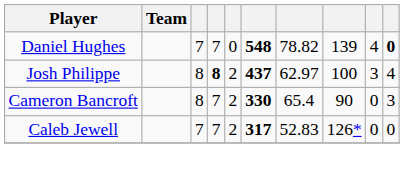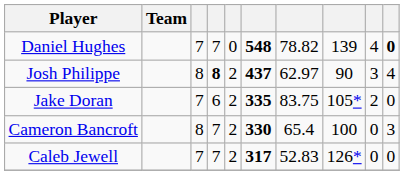(344, 73) 100 -> (344, 73) 90
+ row: (73, 101)
(344, 101) 90 -> (344, 128) 100
